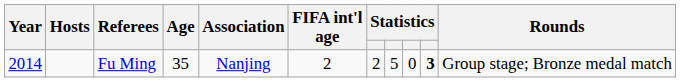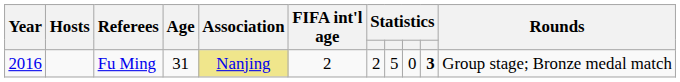(25, 63) 2014 -> (25, 63) 2016
(181, 63) 35 -> (181, 63) 31
(243, 63) no background -> (243, 63) khaki background
